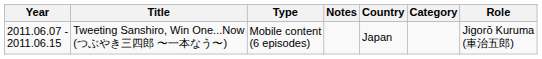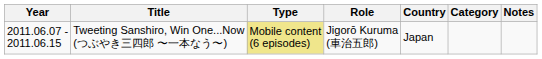columns swapped: (498, 13) <-> (342, 13)
(285, 38) no background -> (285, 38) khaki background
